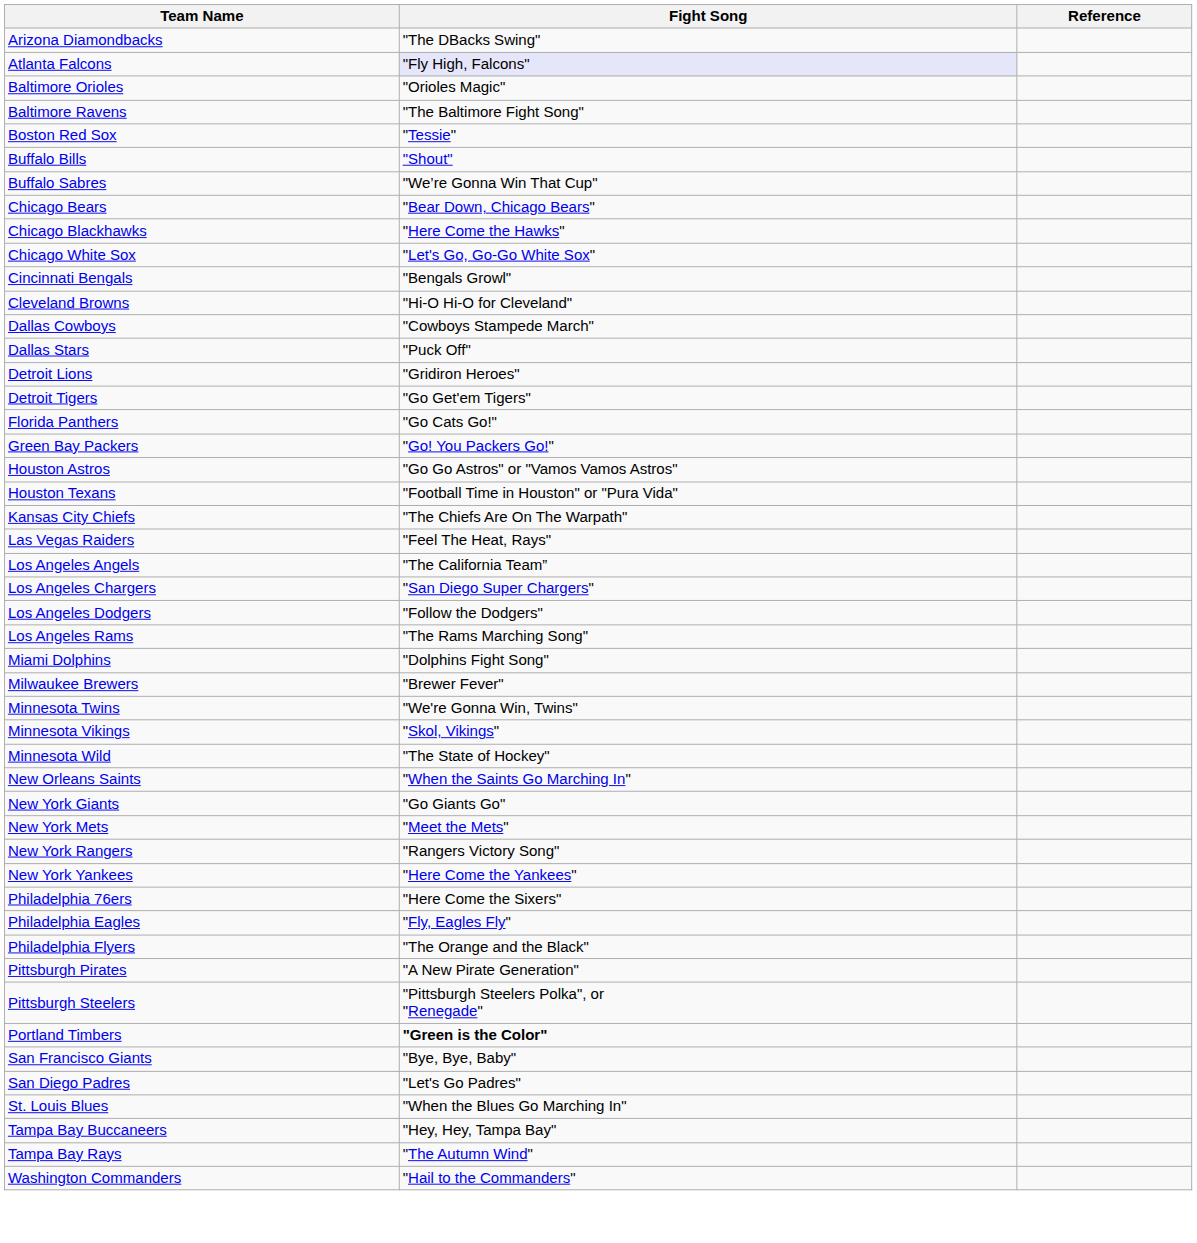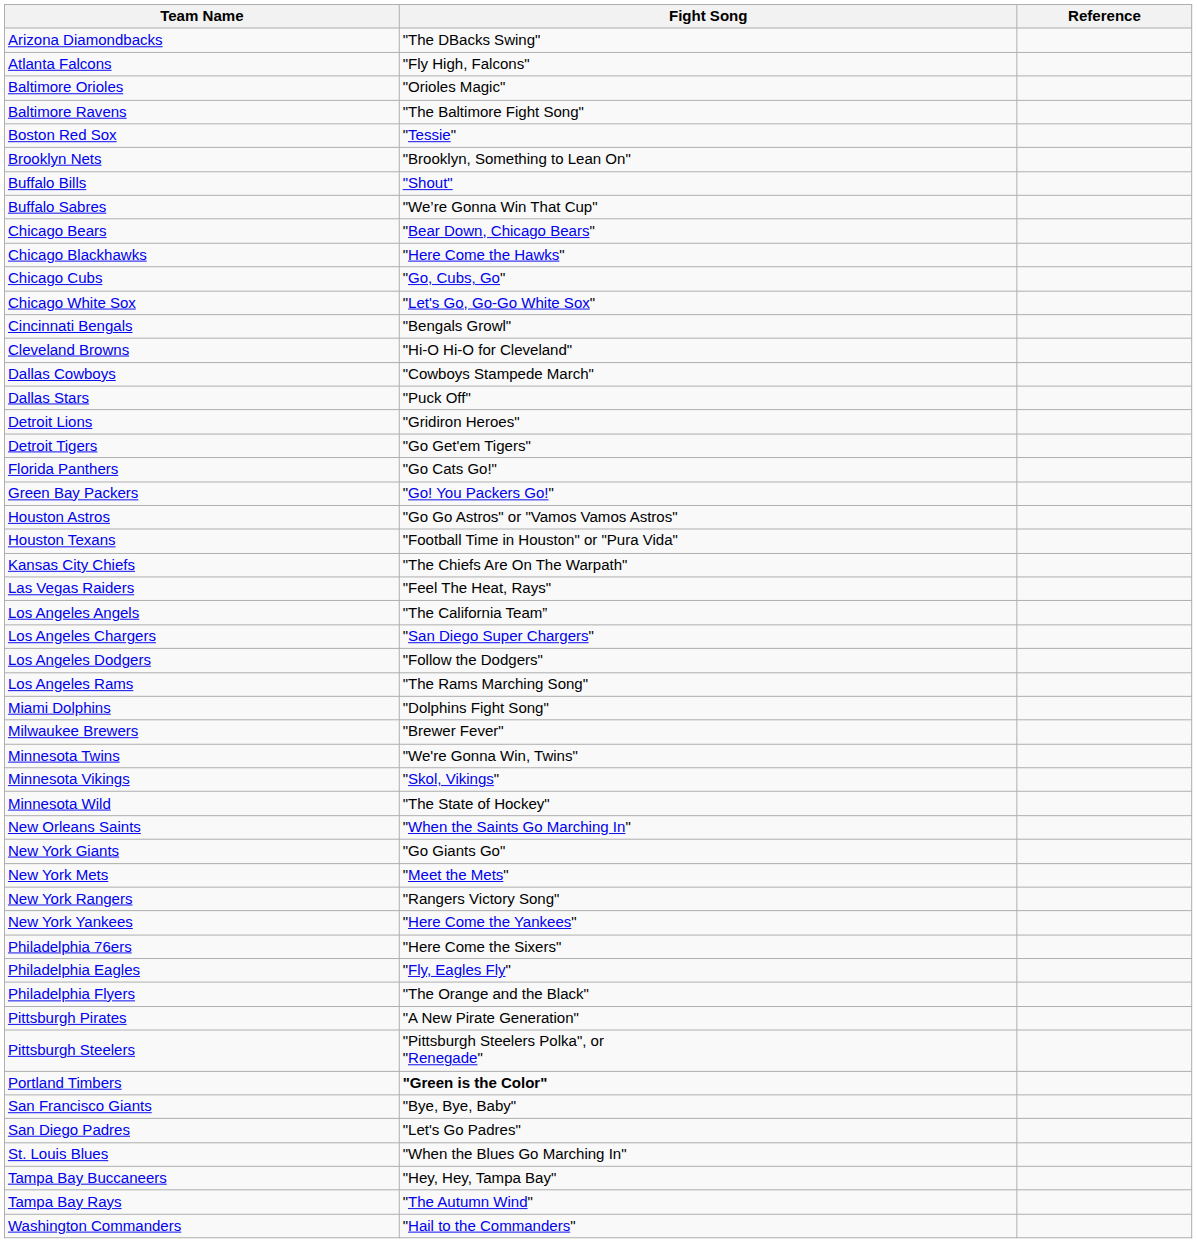(466, 64) lavender background -> (466, 64) no background
+ row: (55, 159)
+ row: (55, 278)
